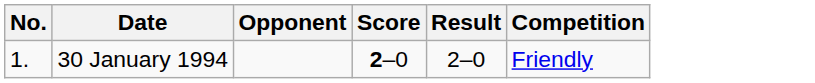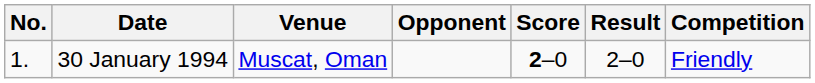+ column: (313, 22)
